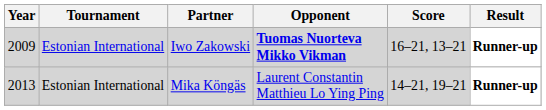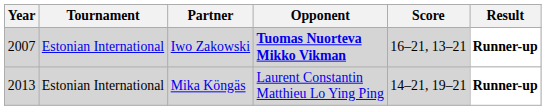(22, 47) 2009 -> (22, 47) 2007
